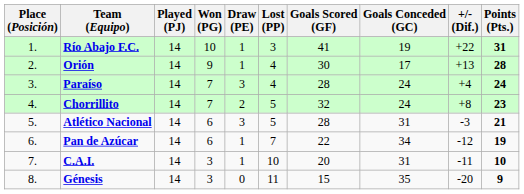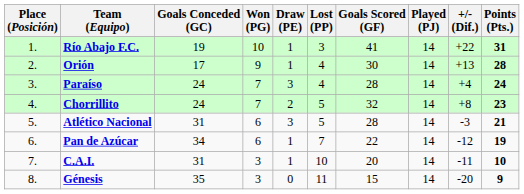columns swapped: (175, 20) <-> (404, 20)
